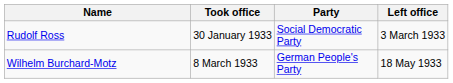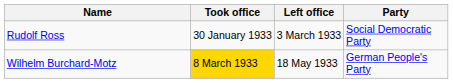columns swapped: (413, 12) <-> (326, 12)
(225, 64) no background -> (225, 64) gold background
